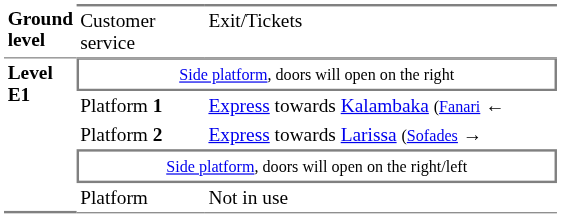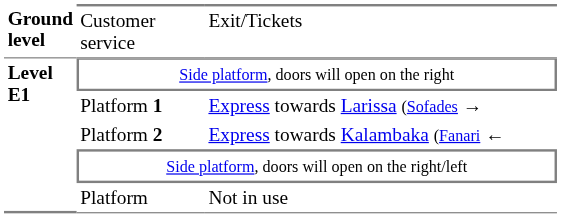(356, 105) Express towards Kalambaka (Fanari ← -> (345, 105) Express towards Larissa (Sofades →
(345, 134) Express towards Larissa (Sofades → -> (356, 134) Express towards Kalambaka (Fanari ←
